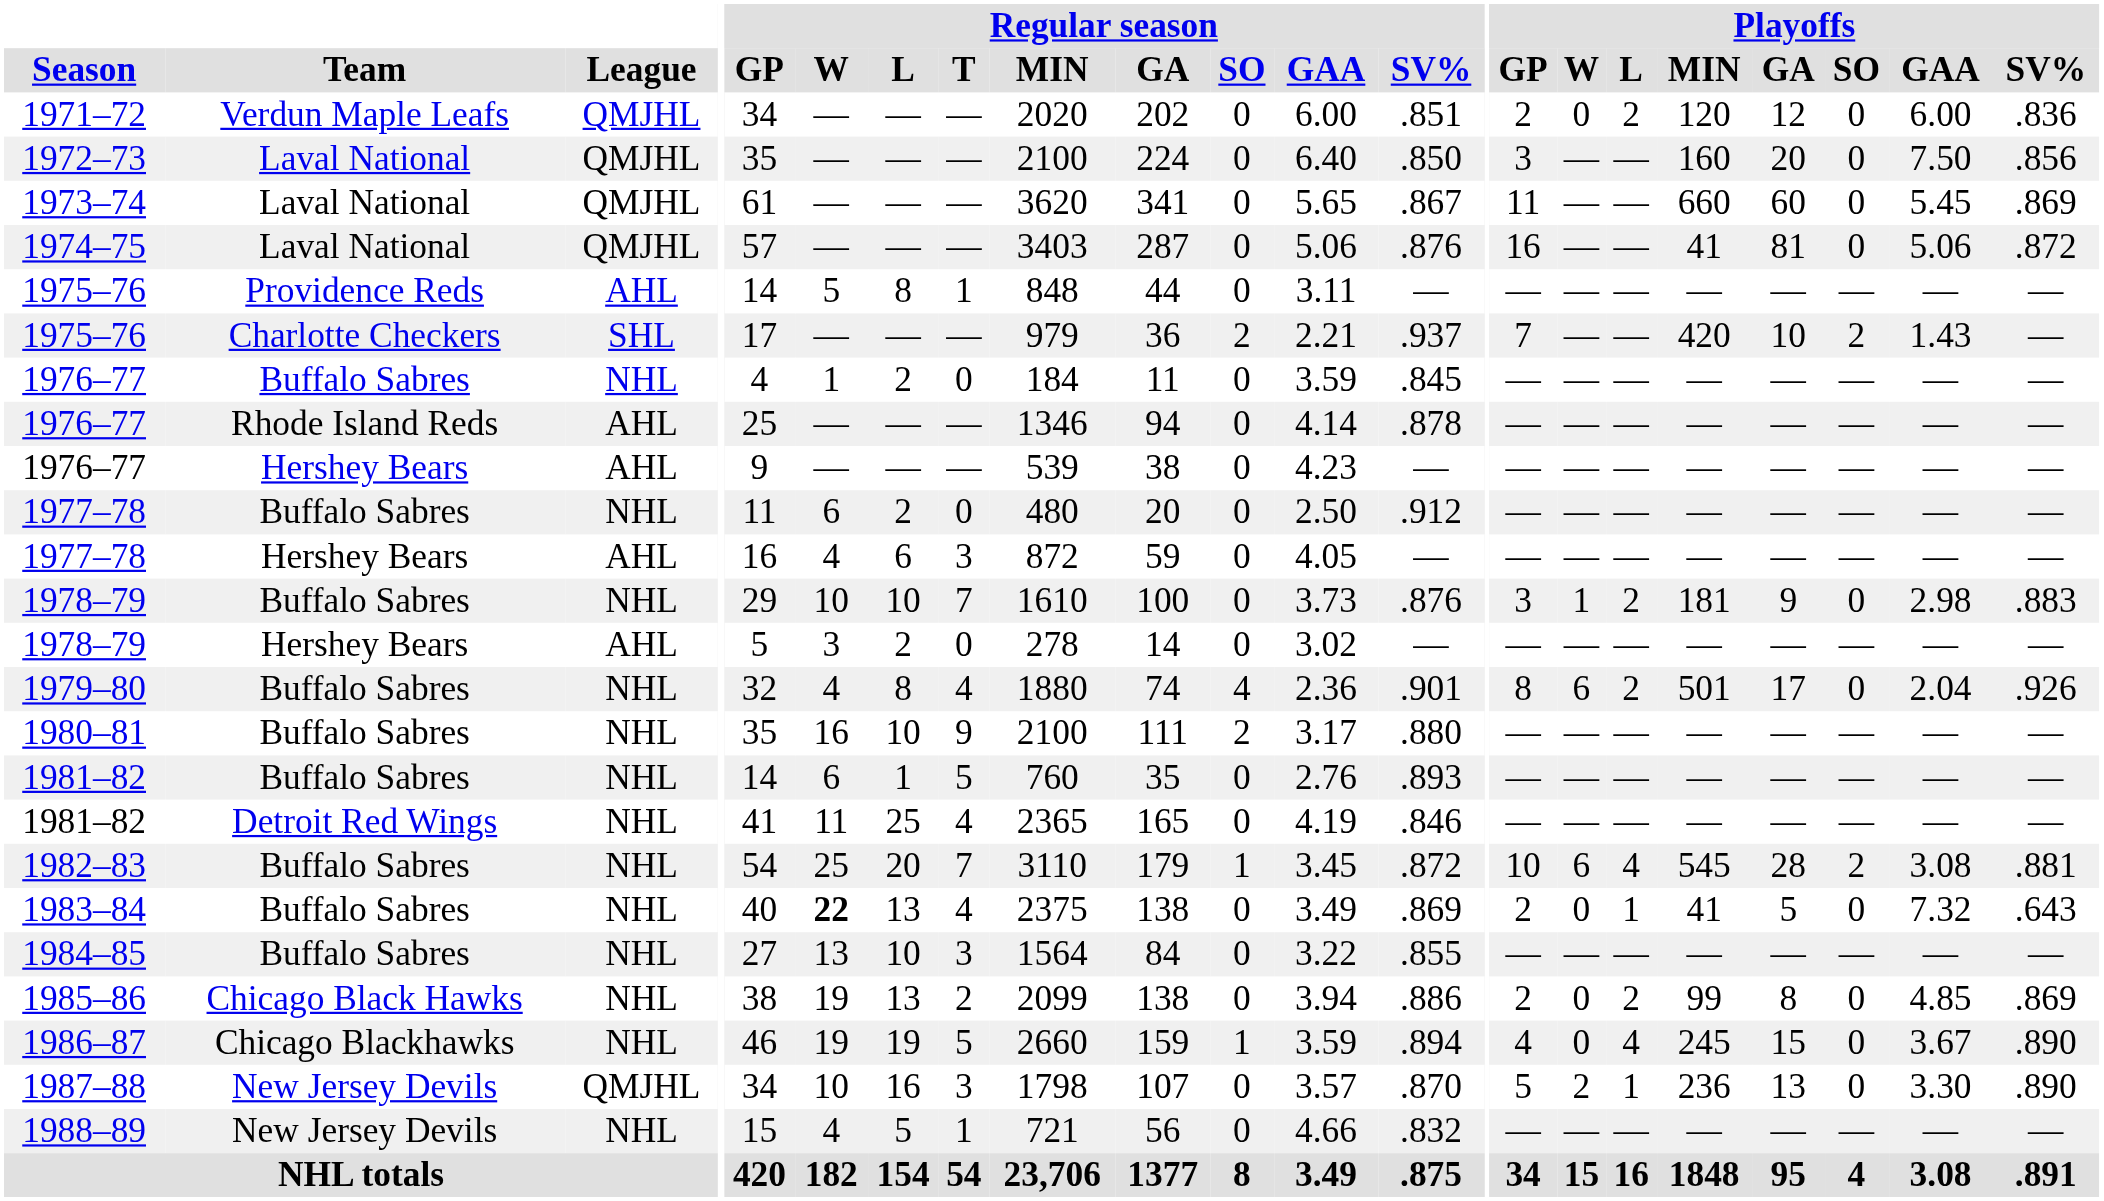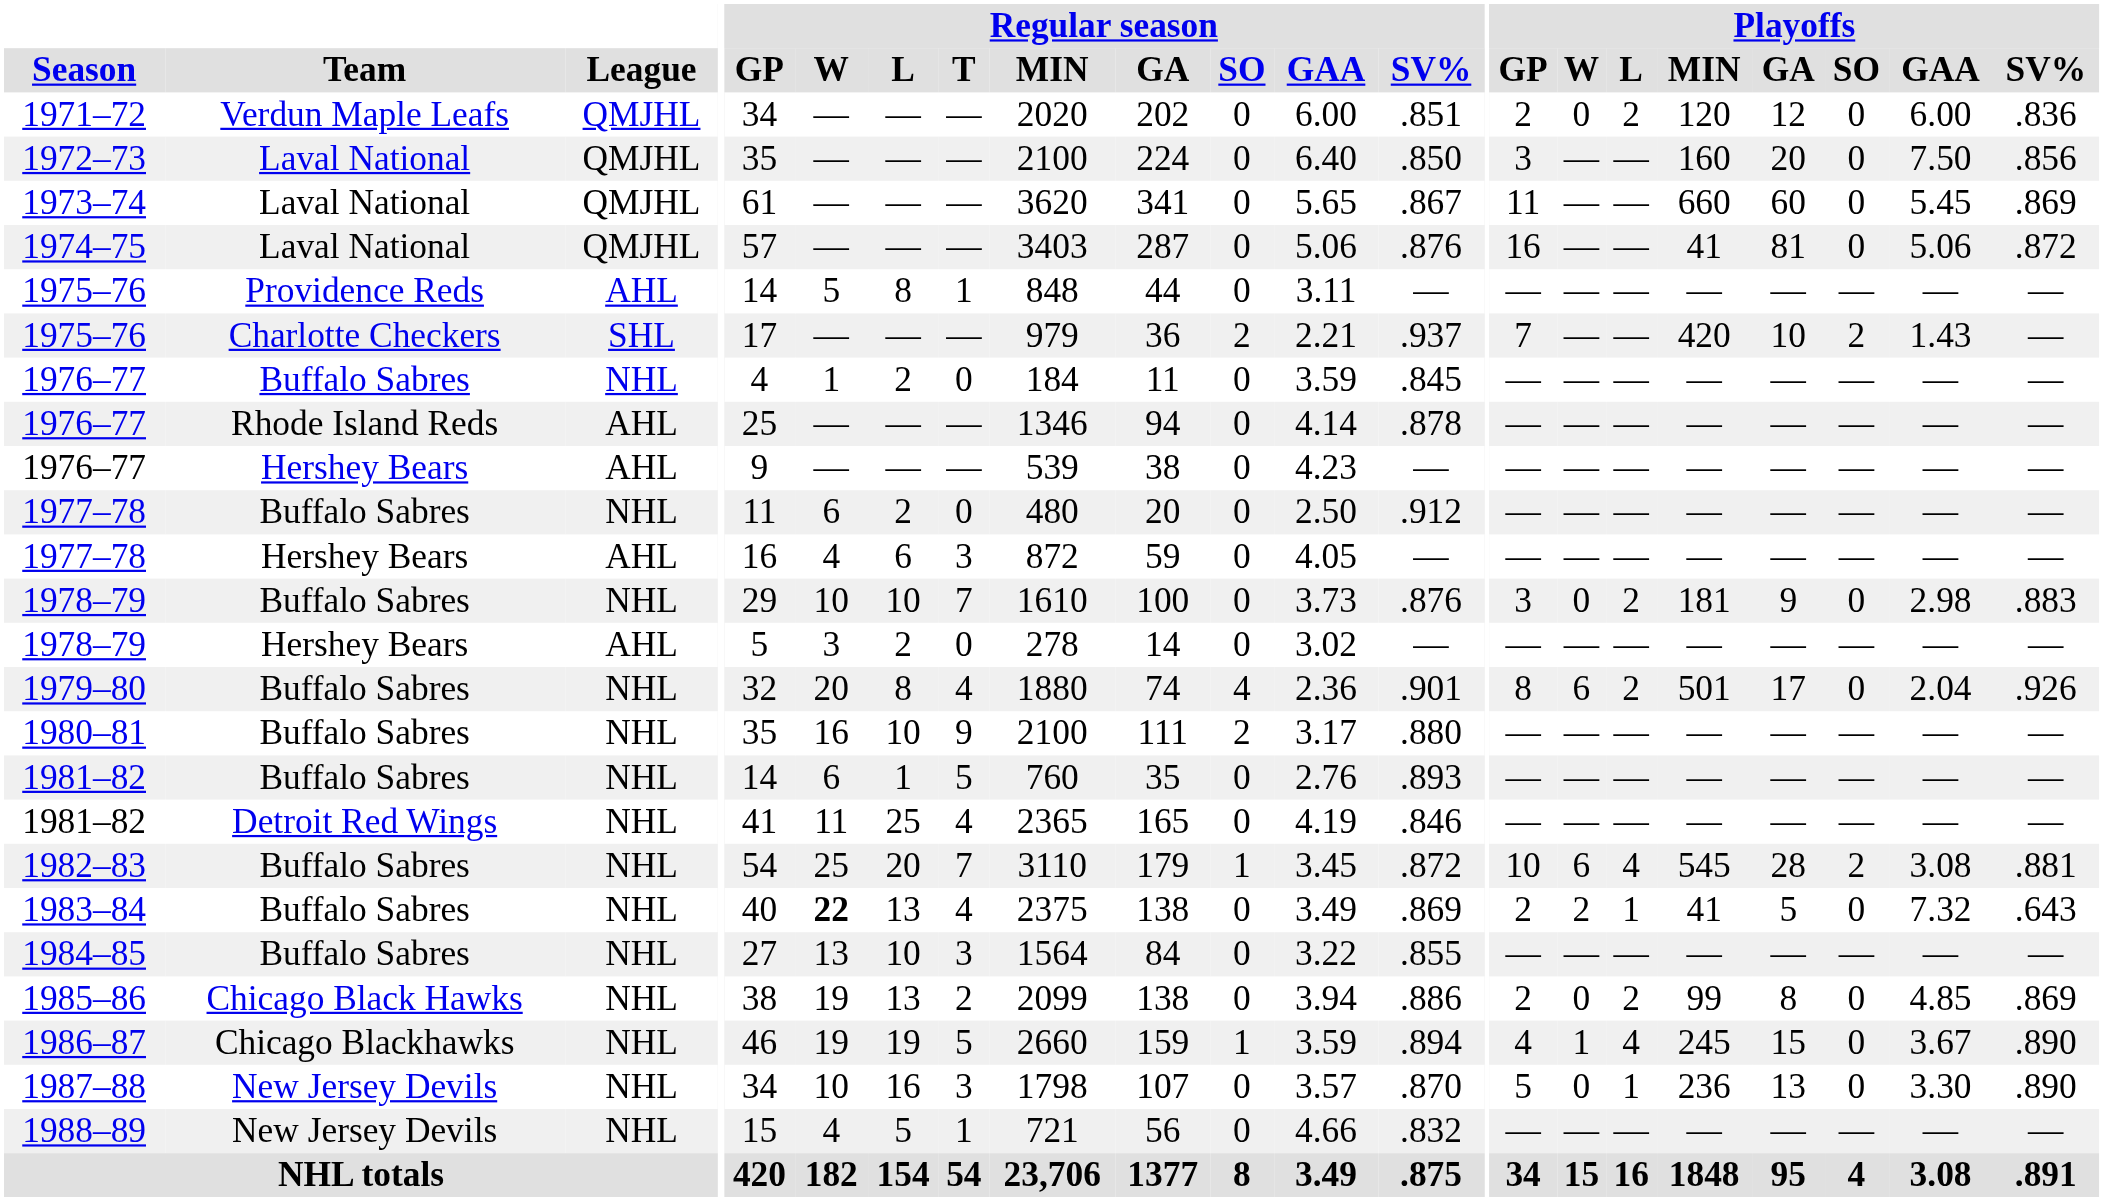(1581, 600) 1 -> (1581, 600) 0
(831, 688) 4 -> (831, 688) 20
(1581, 909) 0 -> (1581, 909) 2
(1581, 1042) 0 -> (1581, 1042) 1
(642, 1086) QMJHL -> (641, 1086) NHL
(1581, 1086) 2 -> (1581, 1086) 0
